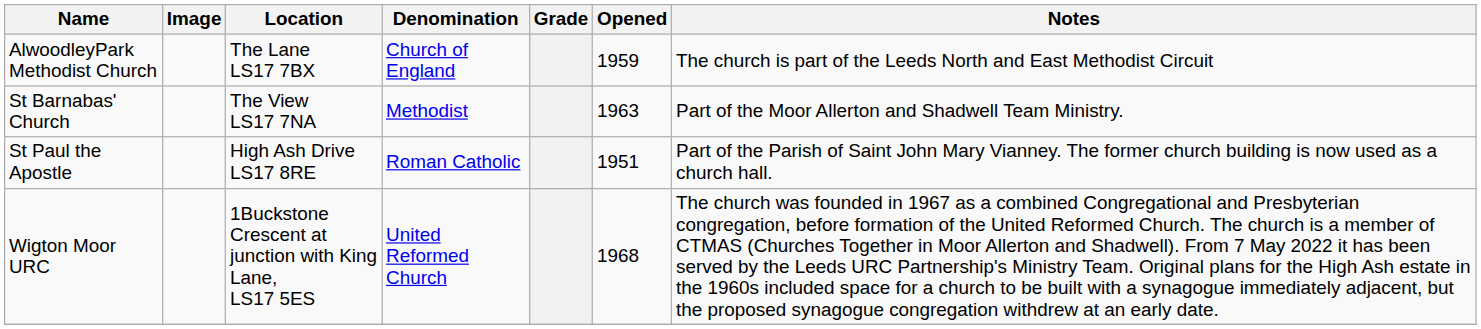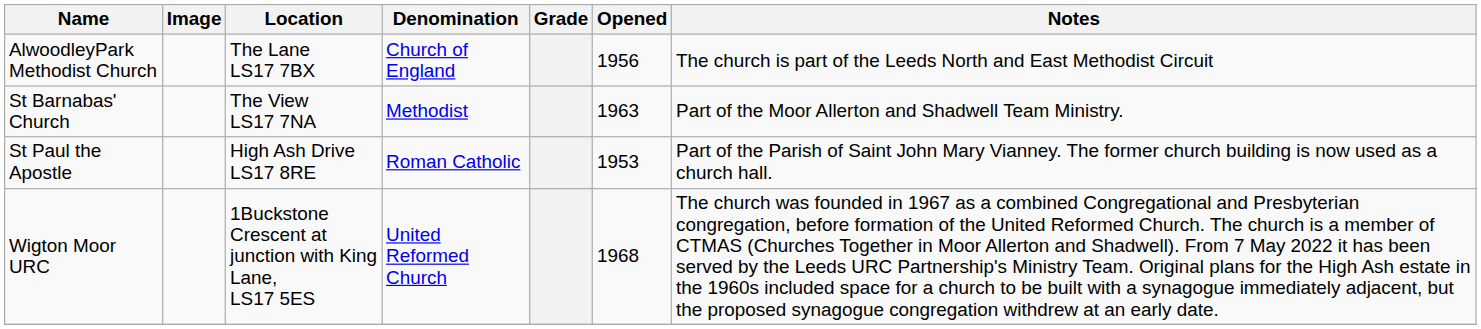(618, 60) 1959 -> (618, 60) 1956
(618, 162) 1951 -> (618, 162) 1953
